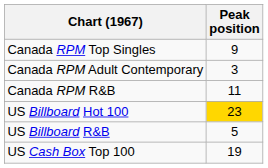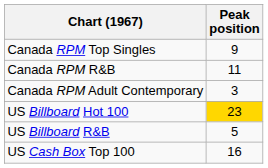rows swapped: (105, 70) <-> (61, 91)
(235, 152) 19 -> (235, 152) 16
